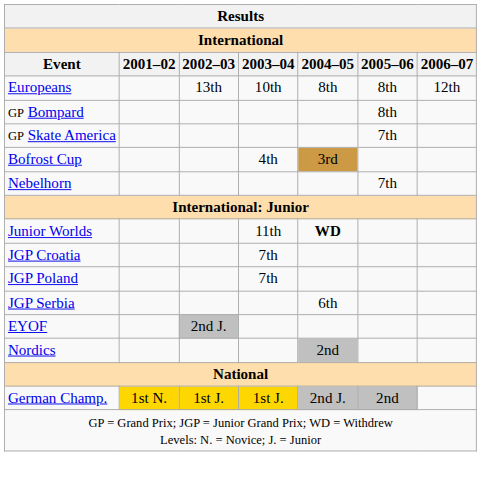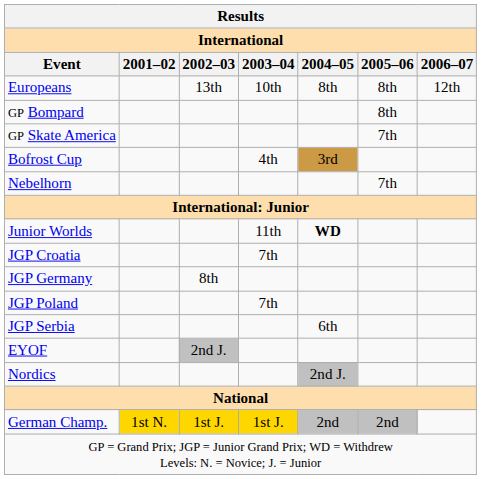+ row: (50, 278)
(328, 350) 2nd -> (328, 374) 2nd J.
(328, 398) 2nd J. -> (328, 421) 2nd
